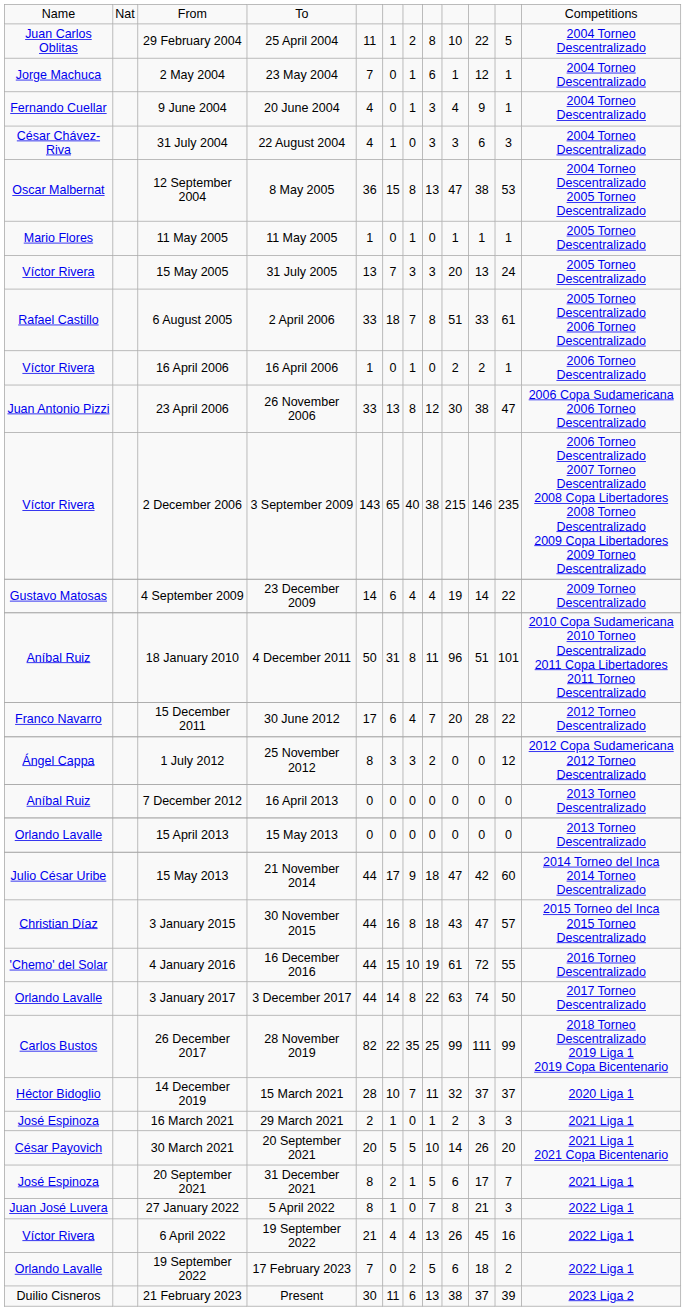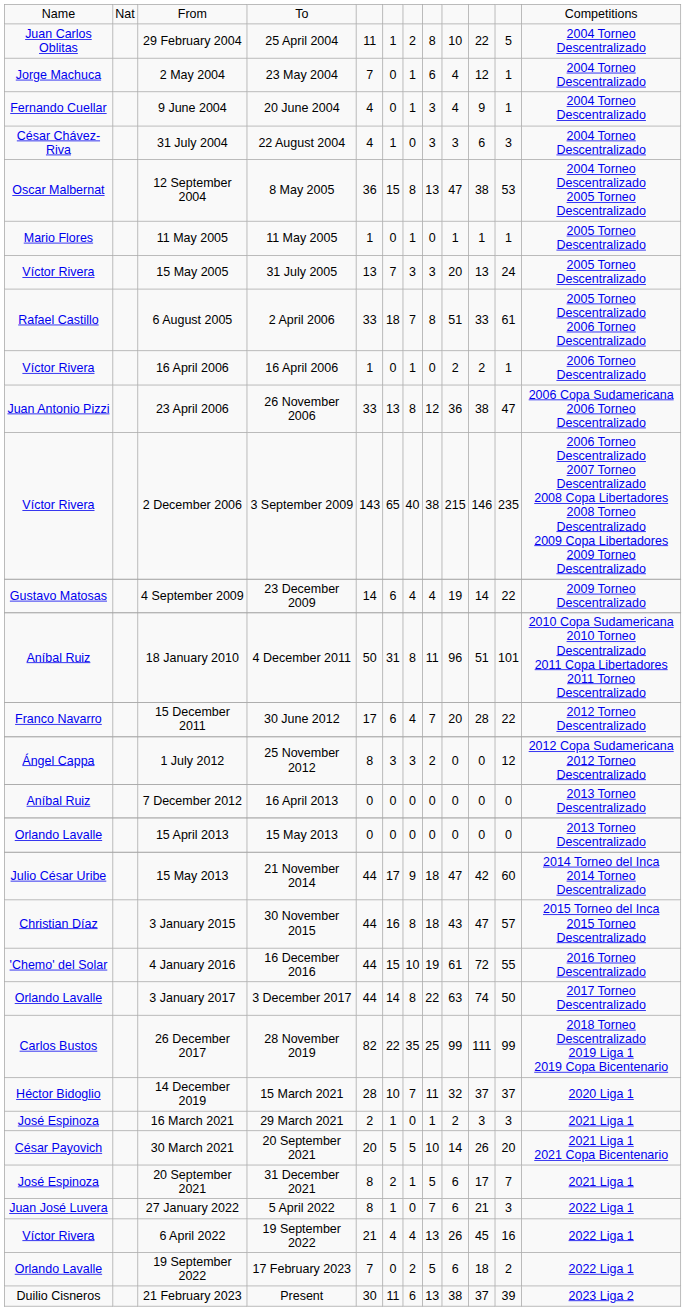(455, 75) 1 -> (455, 75) 4
(455, 408) 30 -> (455, 408) 36
(455, 1208) 8 -> (455, 1208) 6
